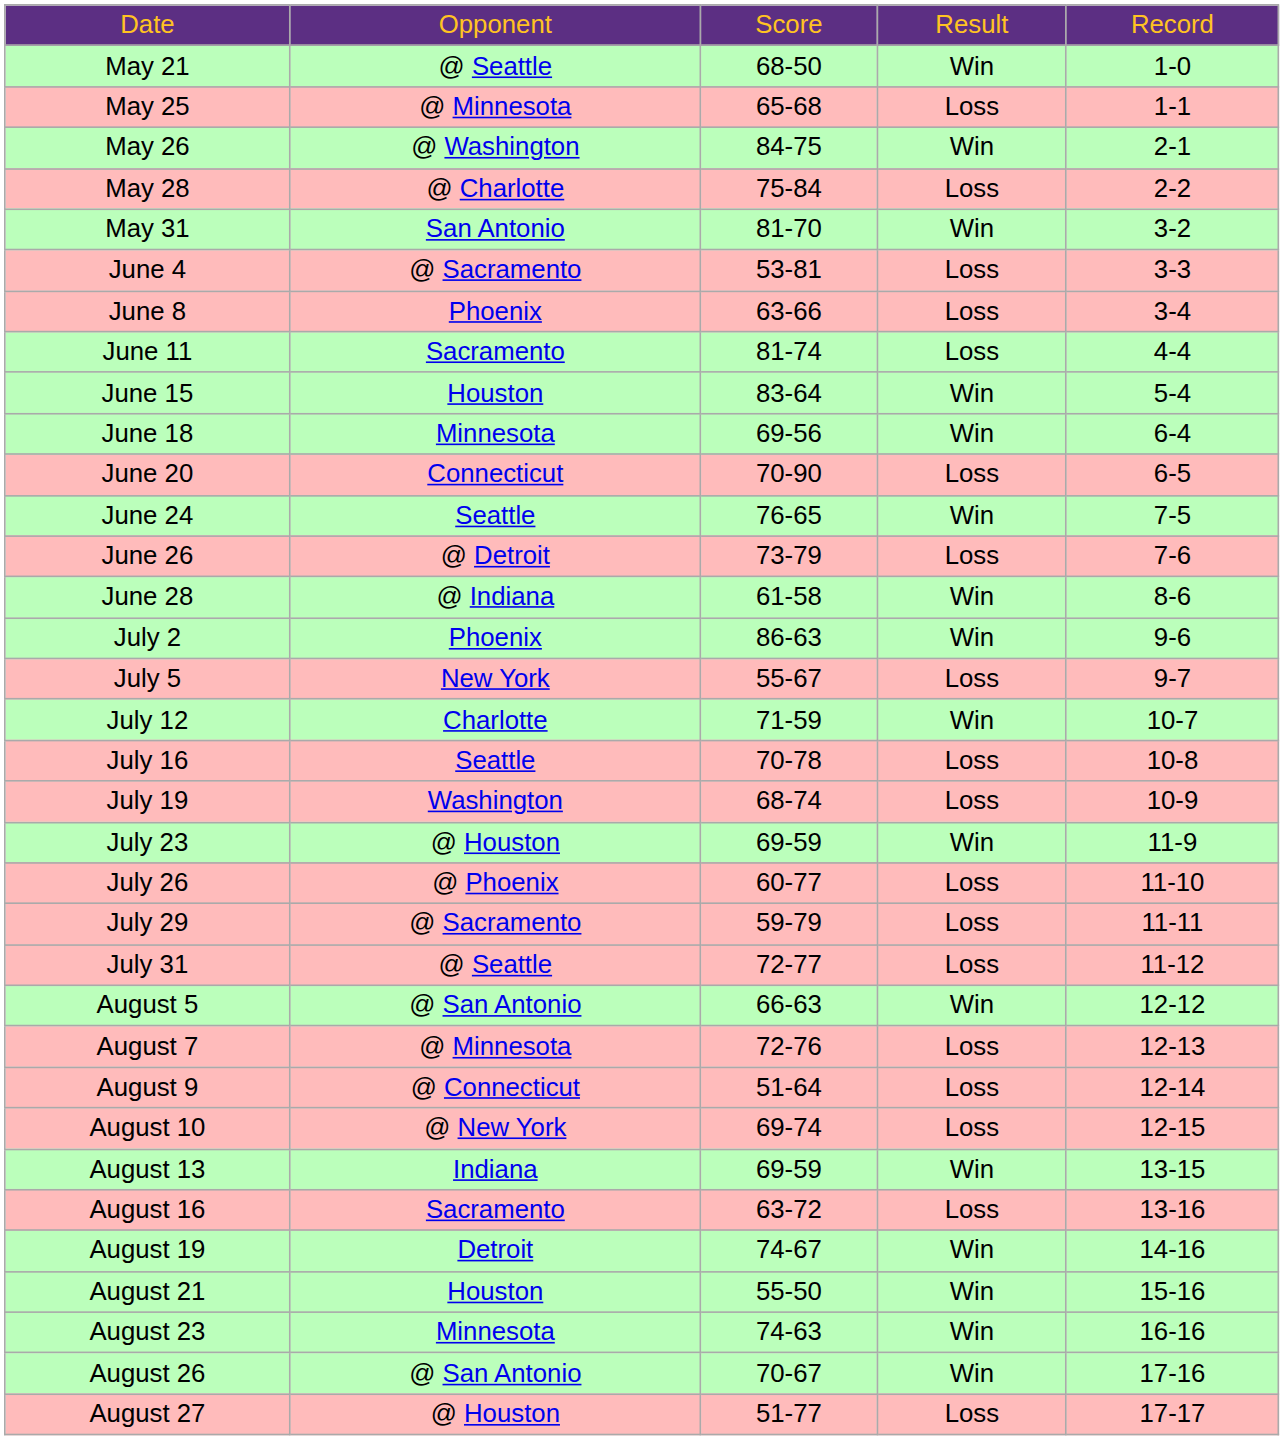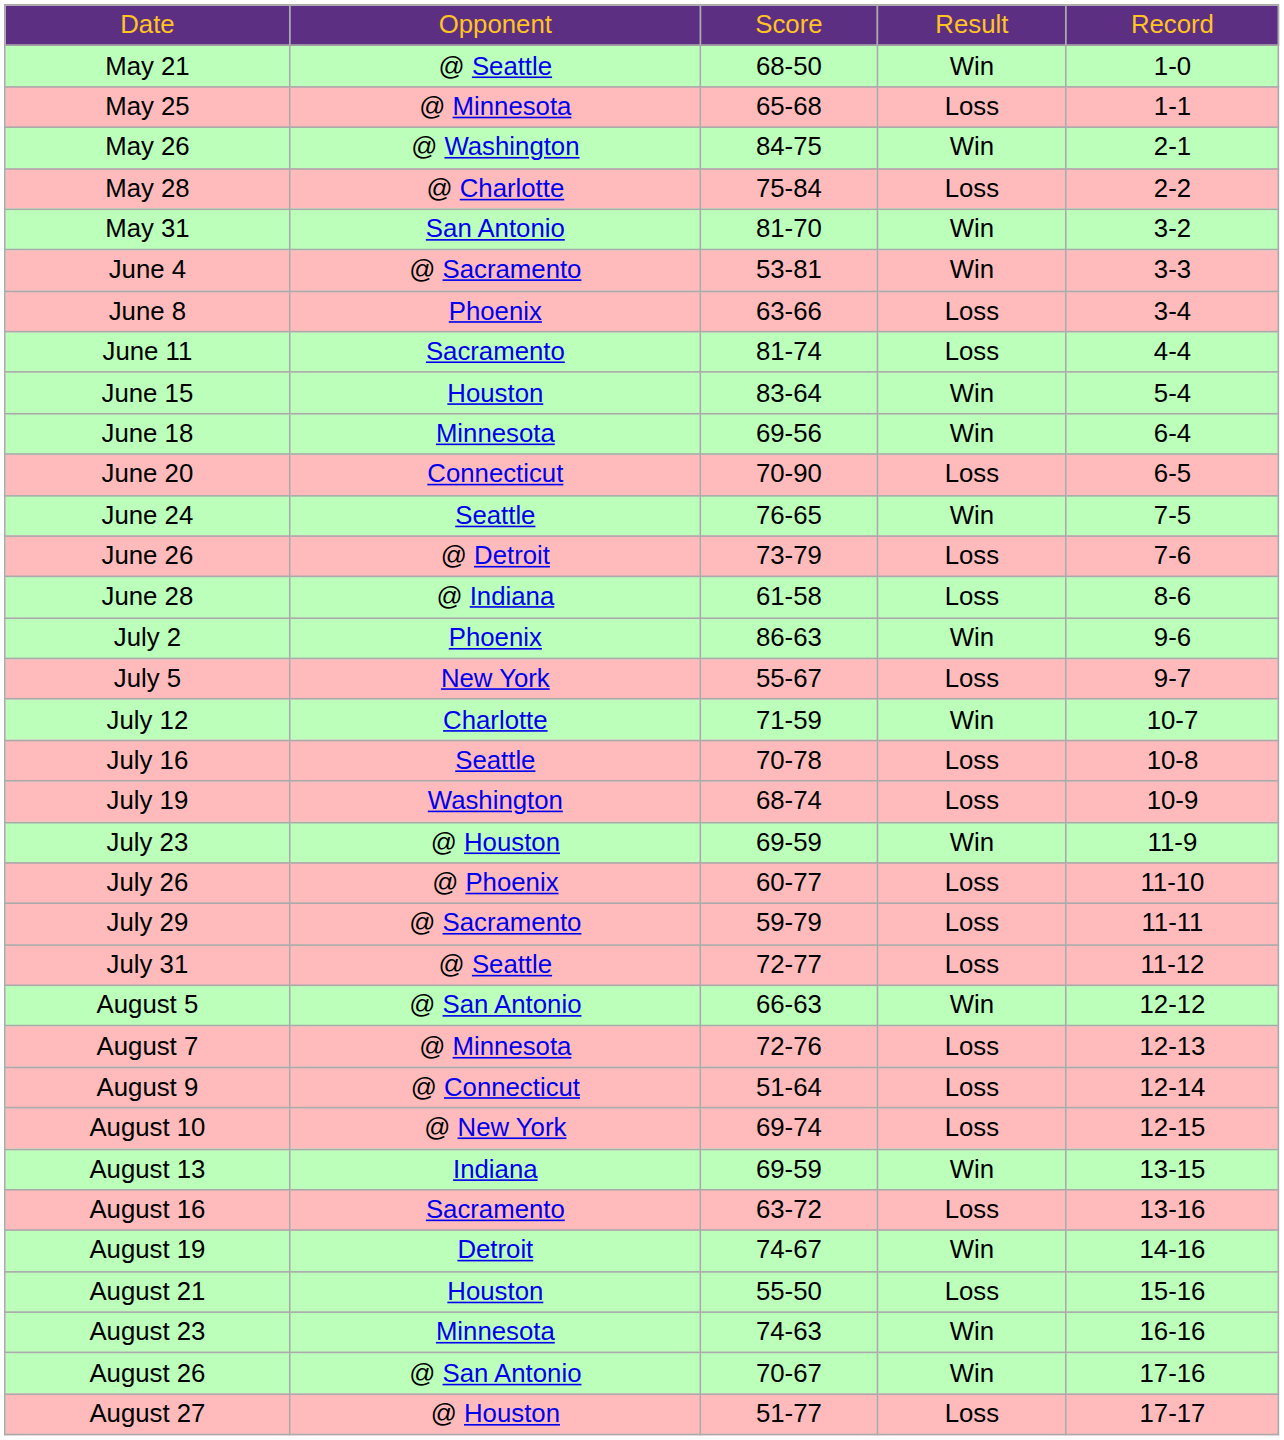(972, 270) Loss -> (972, 270) Win
(972, 596) Win -> (972, 596) Loss
(972, 1291) Win -> (972, 1291) Loss
